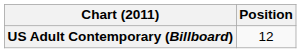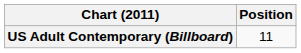(266, 36) 12 -> (266, 36) 11
